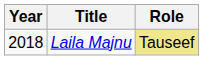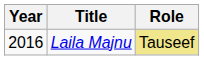(26, 42) 2018 -> (26, 42) 2016
